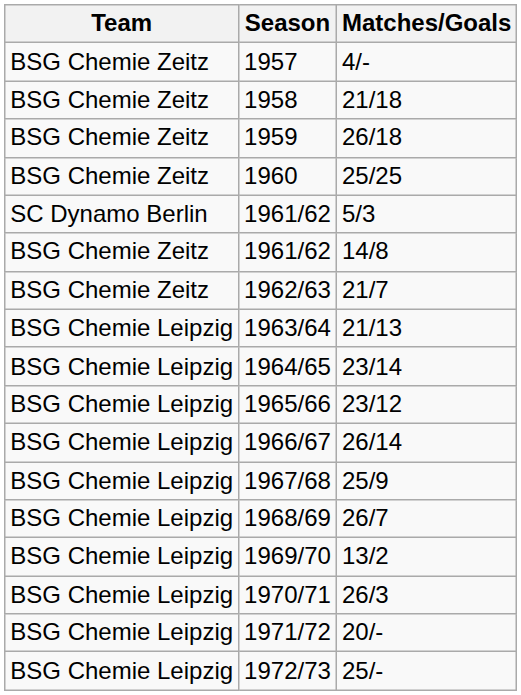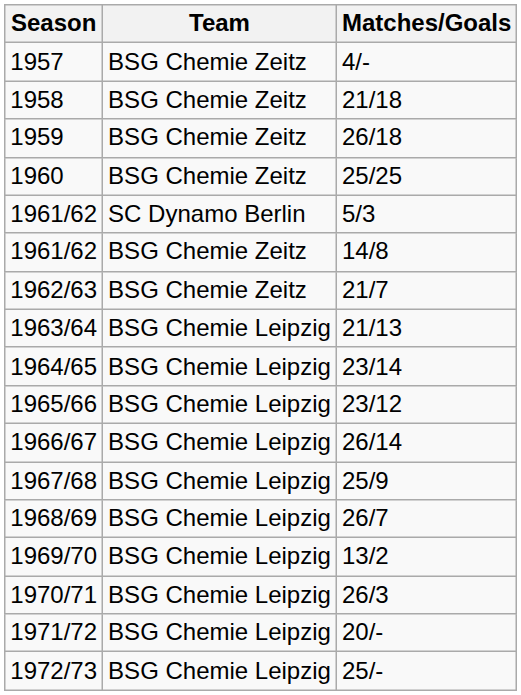columns swapped: (287, 23) <-> (122, 23)
